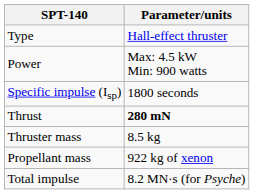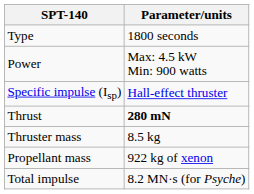(177, 35) Hall-effect thruster -> (163, 35) 1800 seconds
(163, 93) 1800 seconds -> (177, 93) Hall-effect thruster
